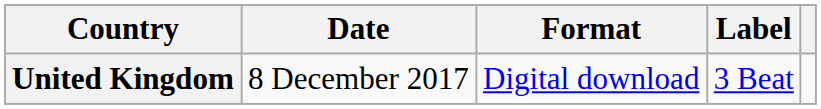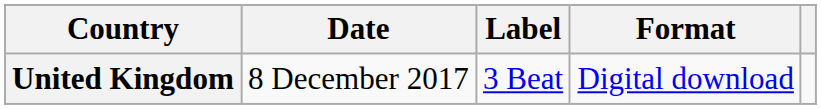columns swapped: (591, 29) <-> (754, 29)
